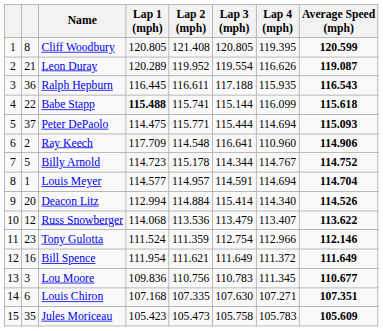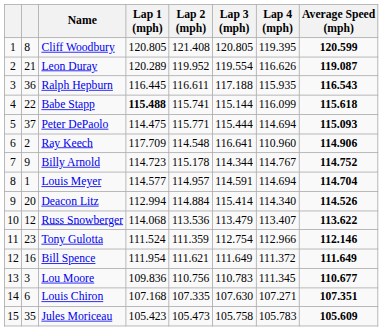(27, 162) 5 -> (27, 162) 9
